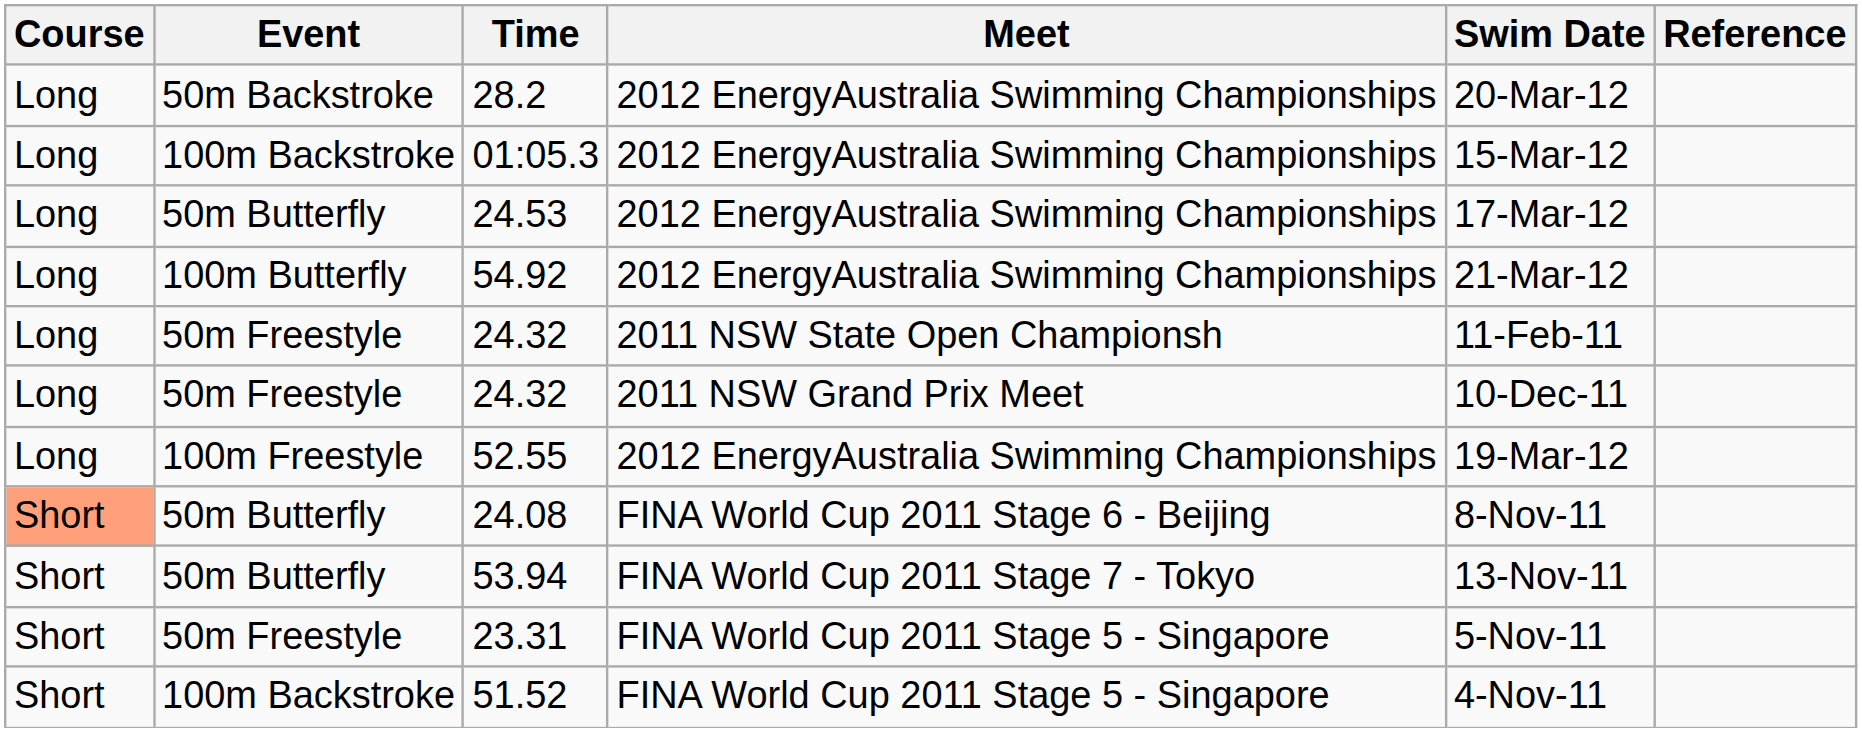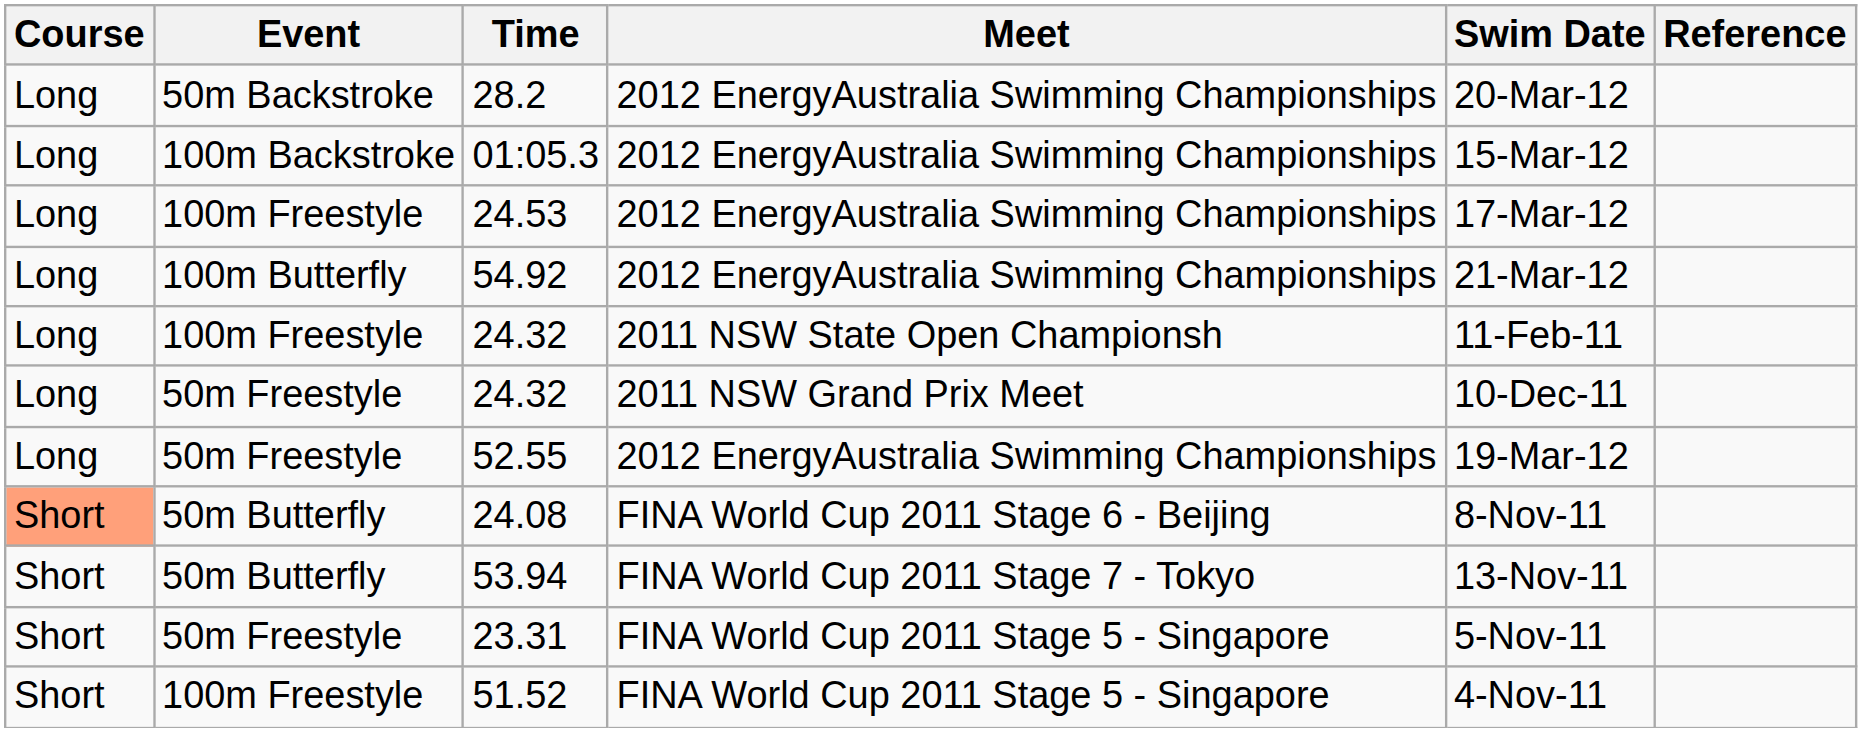(274, 214) 50m Butterfly -> (293, 214) 100m Freestyle
(282, 335) 50m Freestyle -> (293, 335) 100m Freestyle
(293, 455) 100m Freestyle -> (282, 455) 50m Freestyle
(309, 696) 100m Backstroke -> (293, 696) 100m Freestyle
